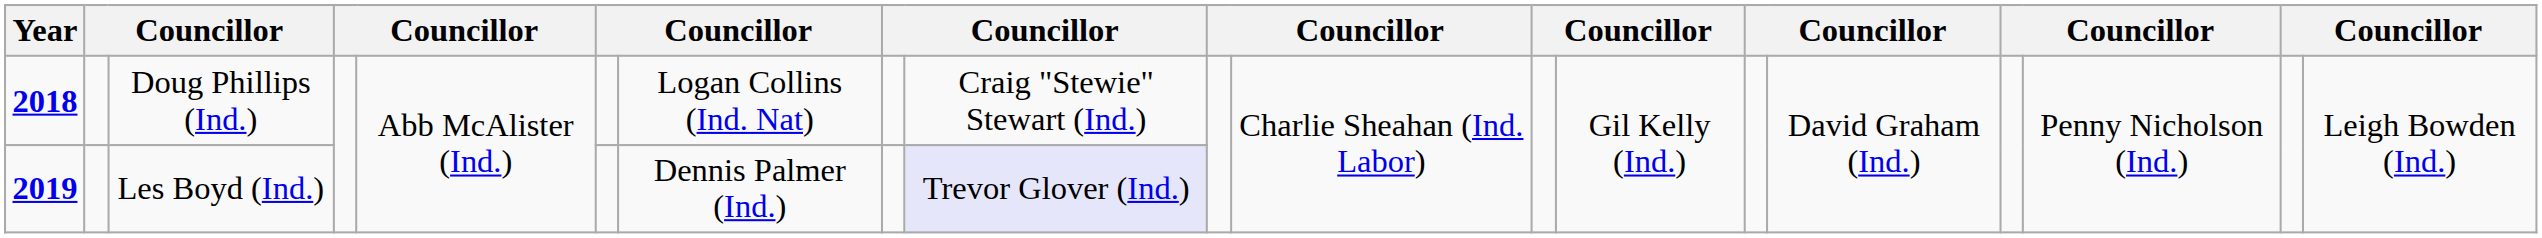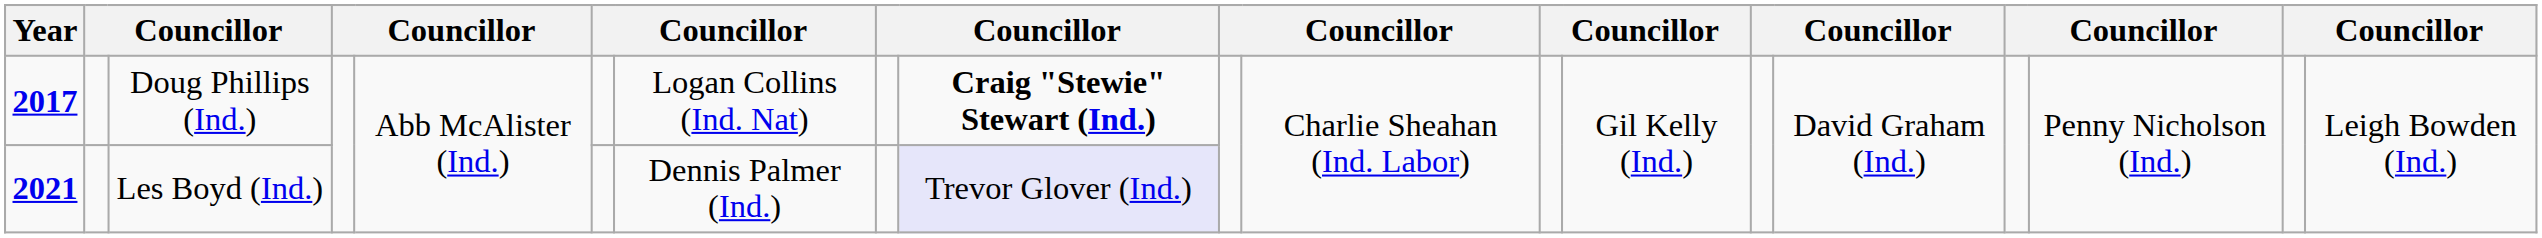(45, 100) 2018 -> (45, 100) 2017
(1056, 100) normal -> (1058, 100) bold
(45, 188) 2019 -> (45, 188) 2021
